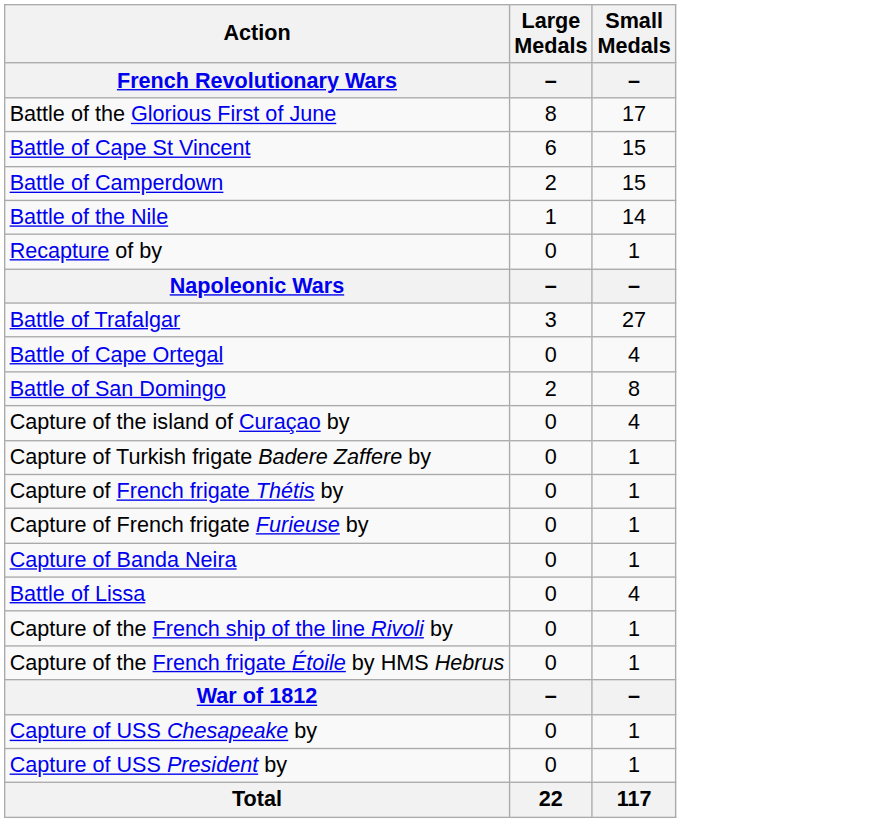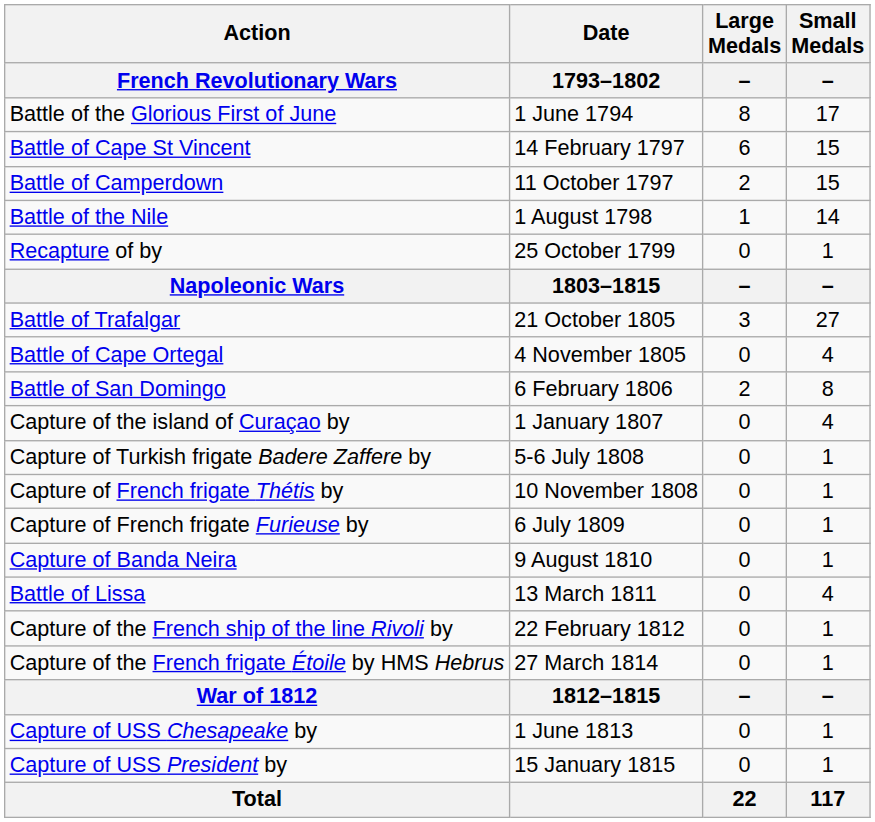+ column: (606, 80)
